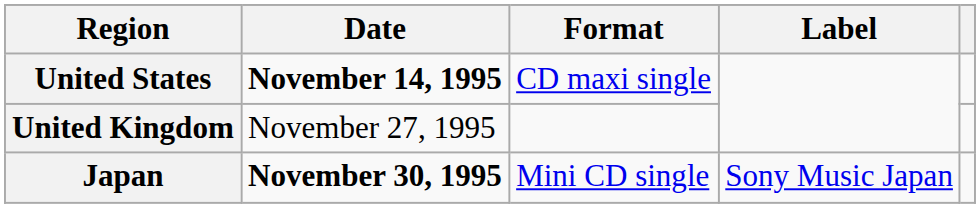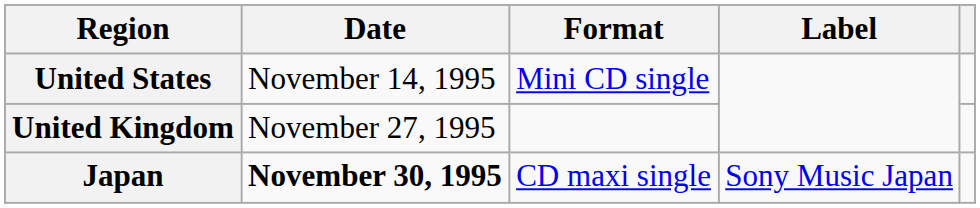(375, 78) bold -> (372, 78) normal
(614, 78) CD maxi single -> (613, 78) Mini CD single
(613, 176) Mini CD single -> (614, 176) CD maxi single
